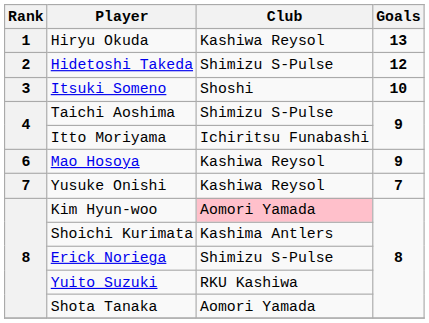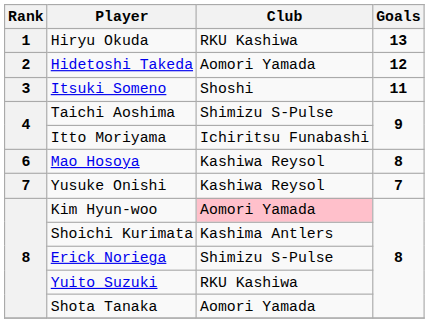(262, 41) Kashiwa Reysol -> (249, 41) RKU Kashiwa
(267, 65) Shimizu S-Pulse -> (258, 65) Aomori Yamada
(398, 89) 10 -> (398, 89) 11
(398, 162) 9 -> (398, 162) 8
